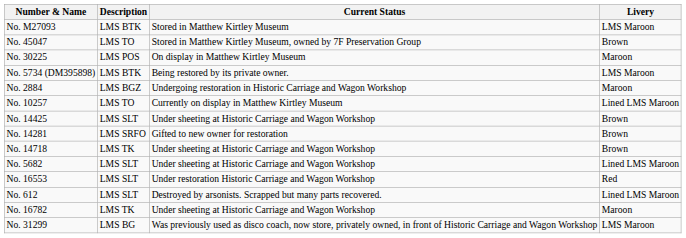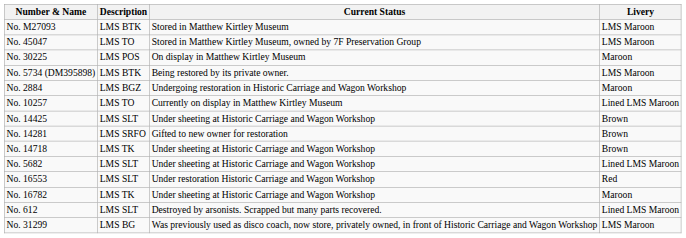(615, 42) Brown -> (628, 42) LMS Maroon
rows swapped: (27, 210) <-> (22, 194)
